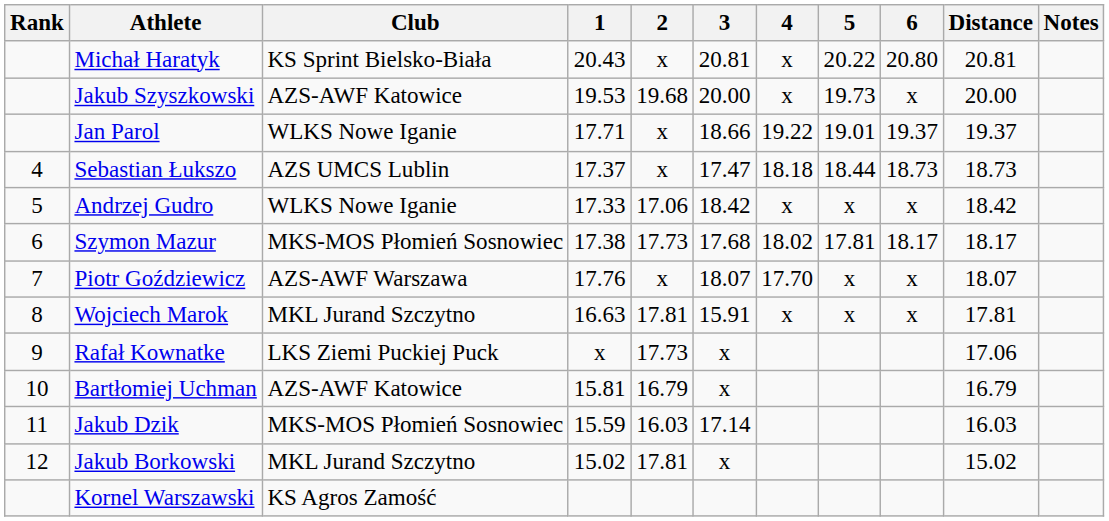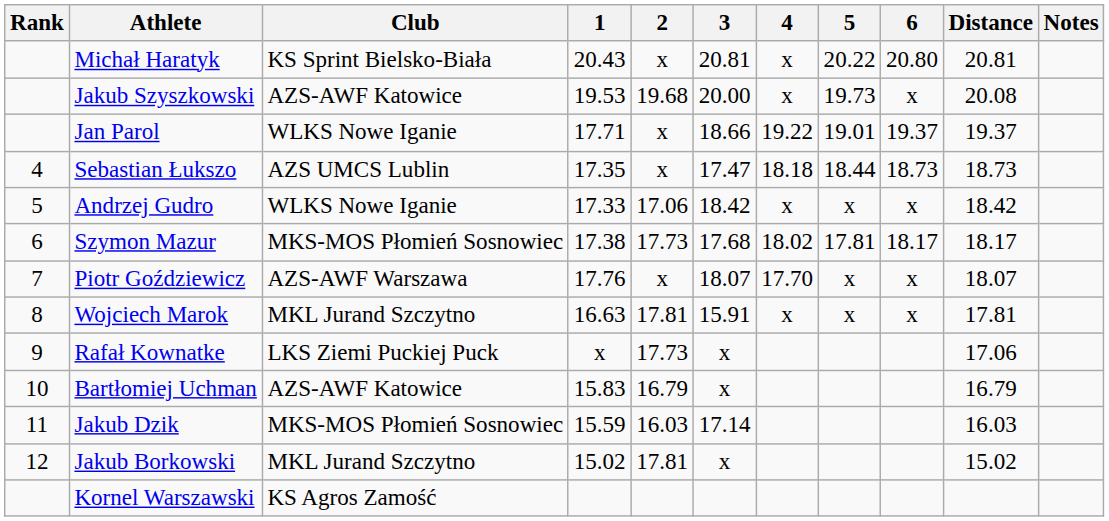(991, 95) 20.00 -> (991, 95) 20.08
(600, 168) 17.37 -> (600, 168) 17.35
(600, 388) 15.81 -> (600, 388) 15.83
